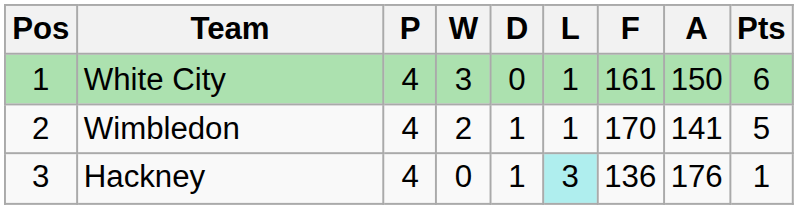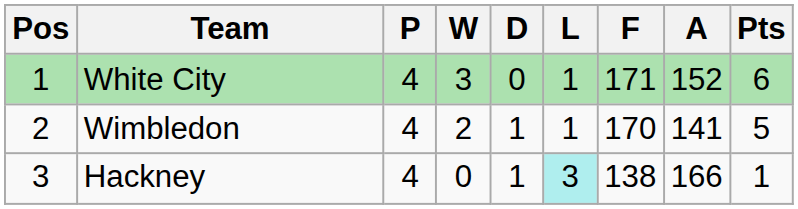(630, 78) 161 -> (630, 78) 171
(697, 78) 150 -> (697, 78) 152
(630, 177) 136 -> (630, 177) 138
(697, 177) 176 -> (697, 177) 166
